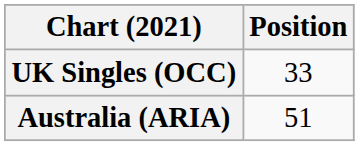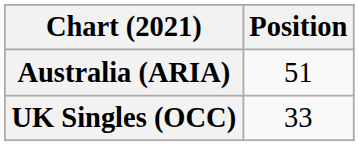rows swapped: (124, 117) <-> (124, 72)
